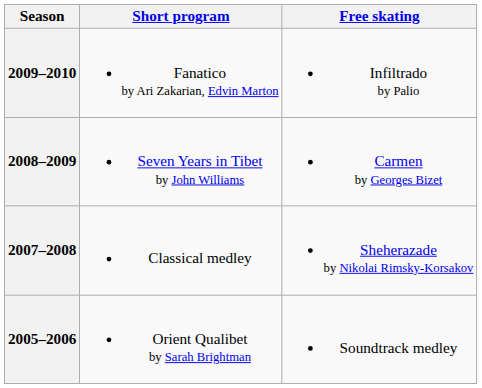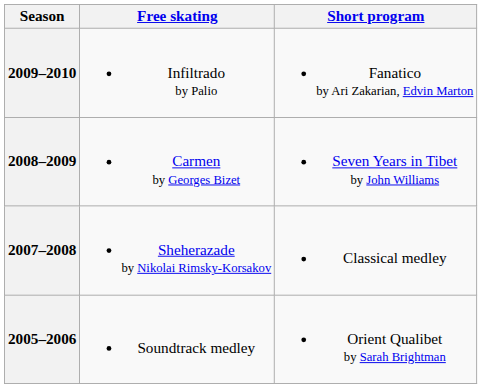columns swapped: (181, 16) <-> (379, 16)
